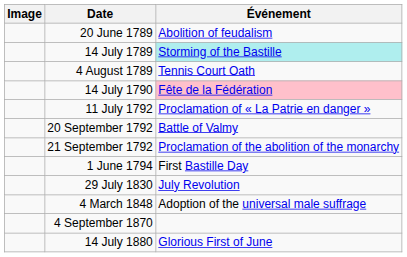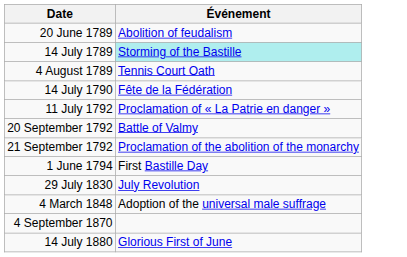- column: (24, 14)
(215, 90) pink background -> (175, 90) no background
